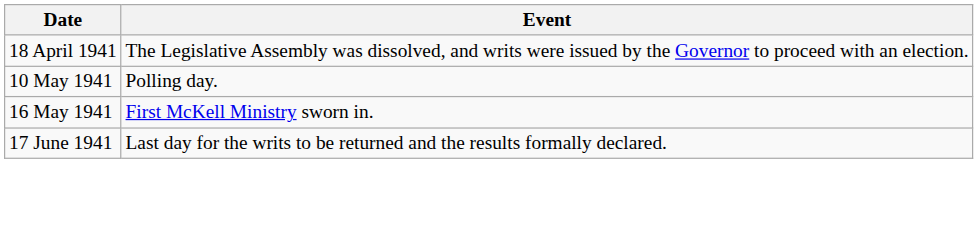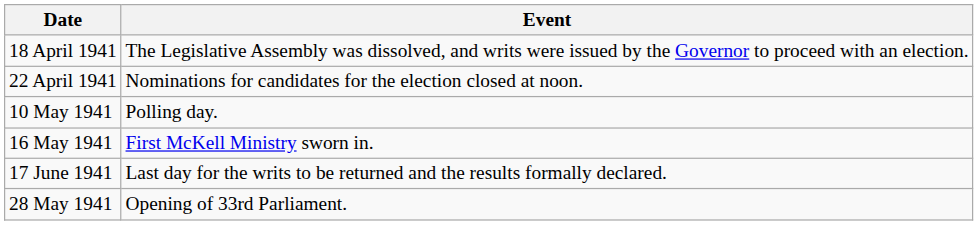+ row: (63, 81)
+ row: (61, 204)
